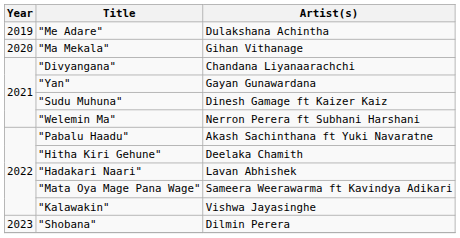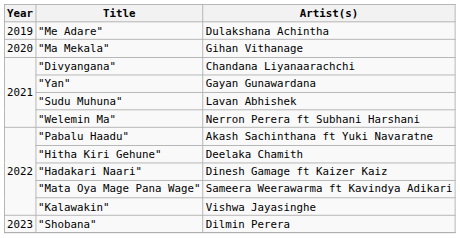(297, 101) Dinesh Gamage ft Kaizer Kaiz -> (251, 101) Lavan Abhishek
(251, 171) Lavan Abhishek -> (297, 171) Dinesh Gamage ft Kaizer Kaiz
